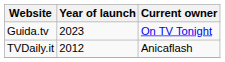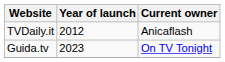rows swapped: (30, 48) <-> (28, 31)
